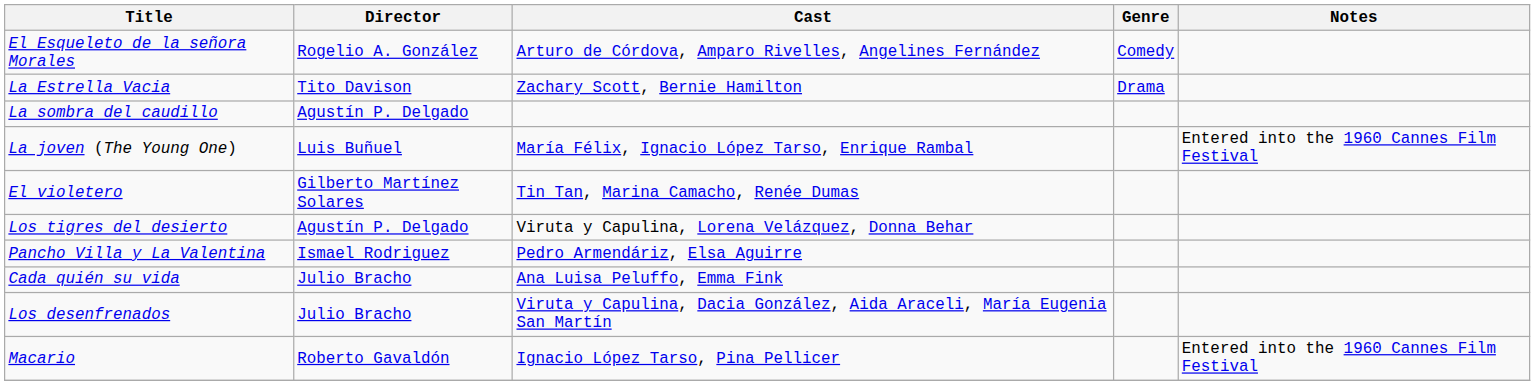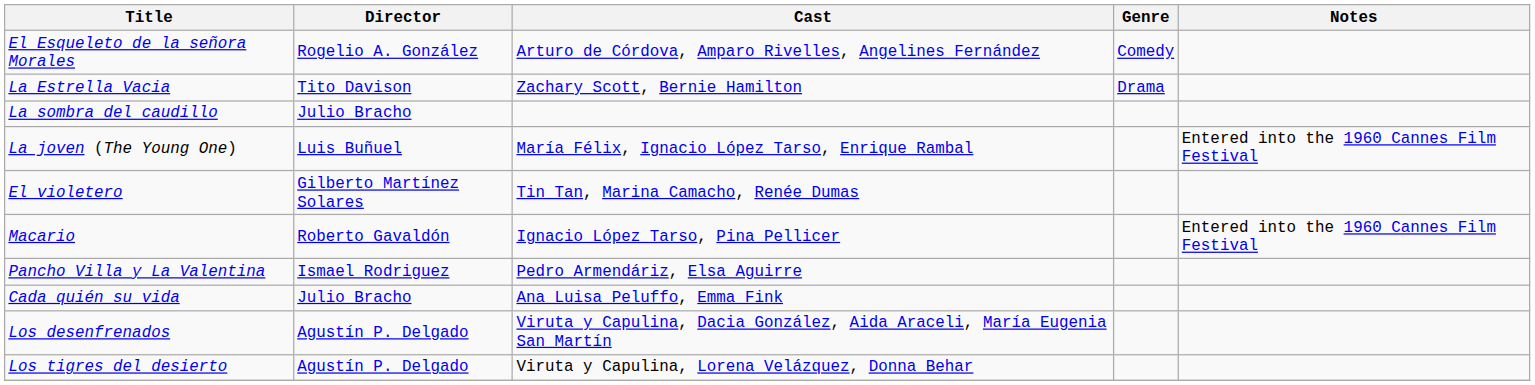(383, 113) Agustín P. Delgado -> (354, 113) Julio Bracho
rows swapped: (42, 358) <-> (118, 228)
(354, 314) Julio Bracho -> (383, 333) Agustín P. Delgado
